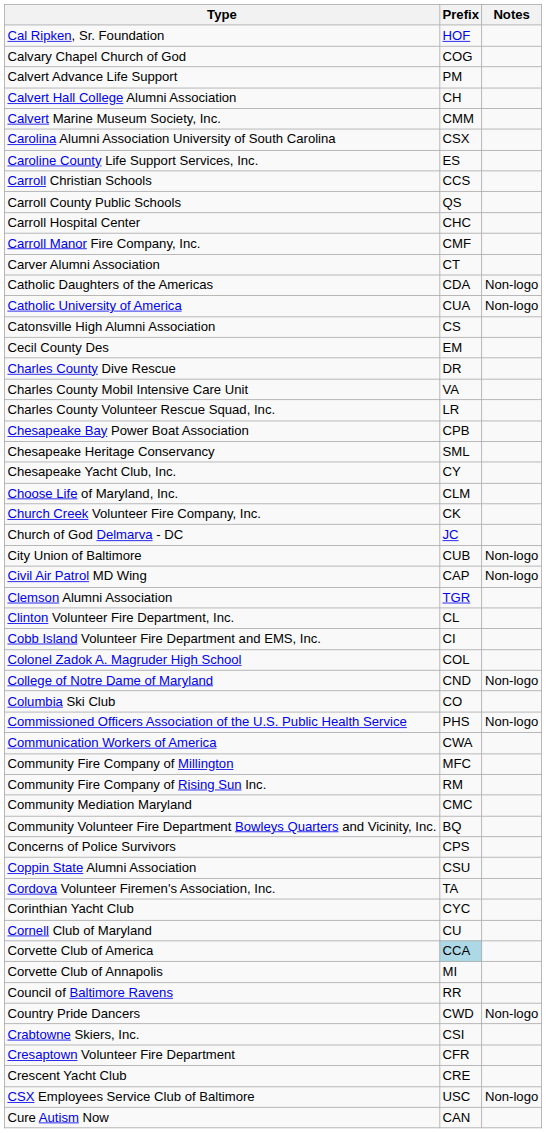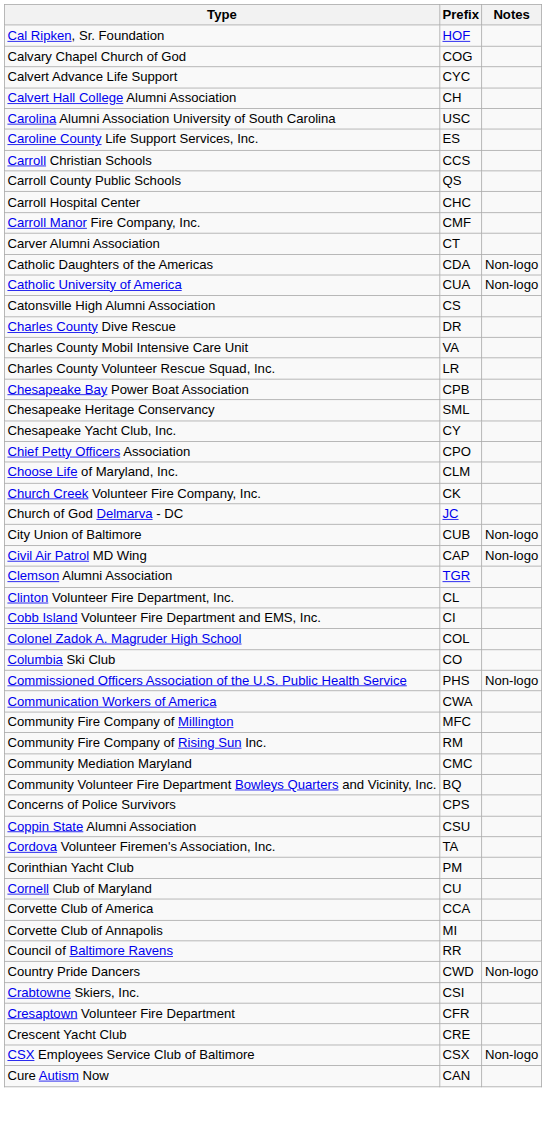(452, 77) PM -> (456, 77) CYC
- row: (114, 118)
(456, 139) CSX -> (456, 118) USC
- row: (58, 347)
+ row: (99, 451)
- row: (110, 680)
(456, 909) CYC -> (452, 868) PM
(456, 951) lightblue background -> (456, 909) no background
(456, 1096) USC -> (456, 1055) CSX
